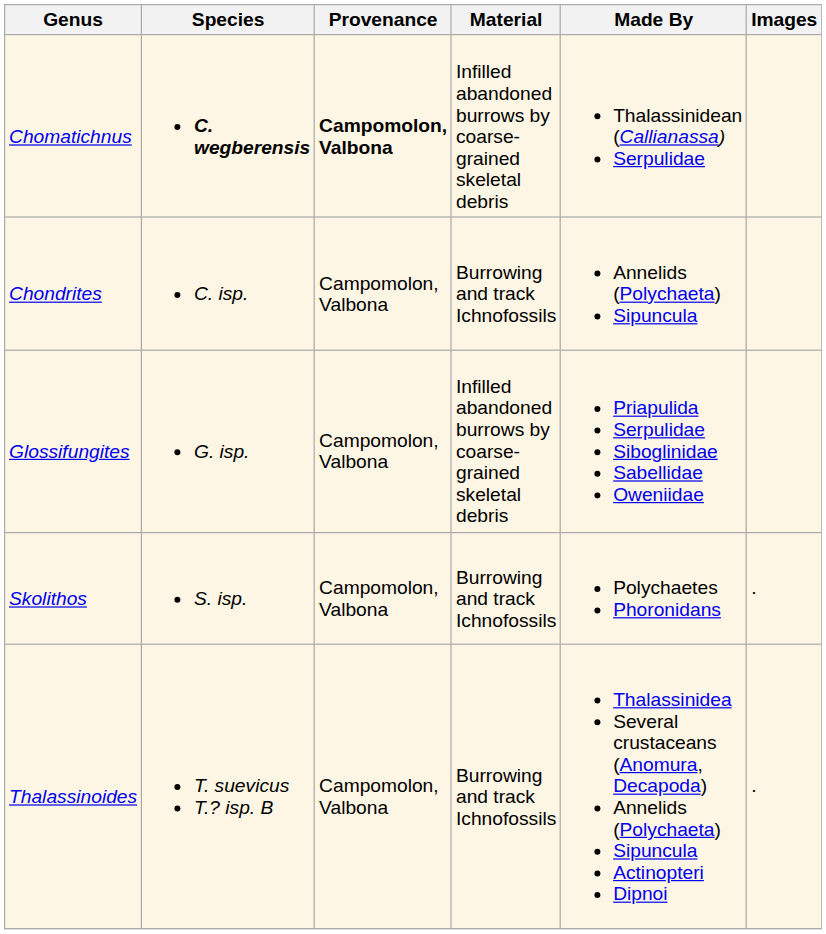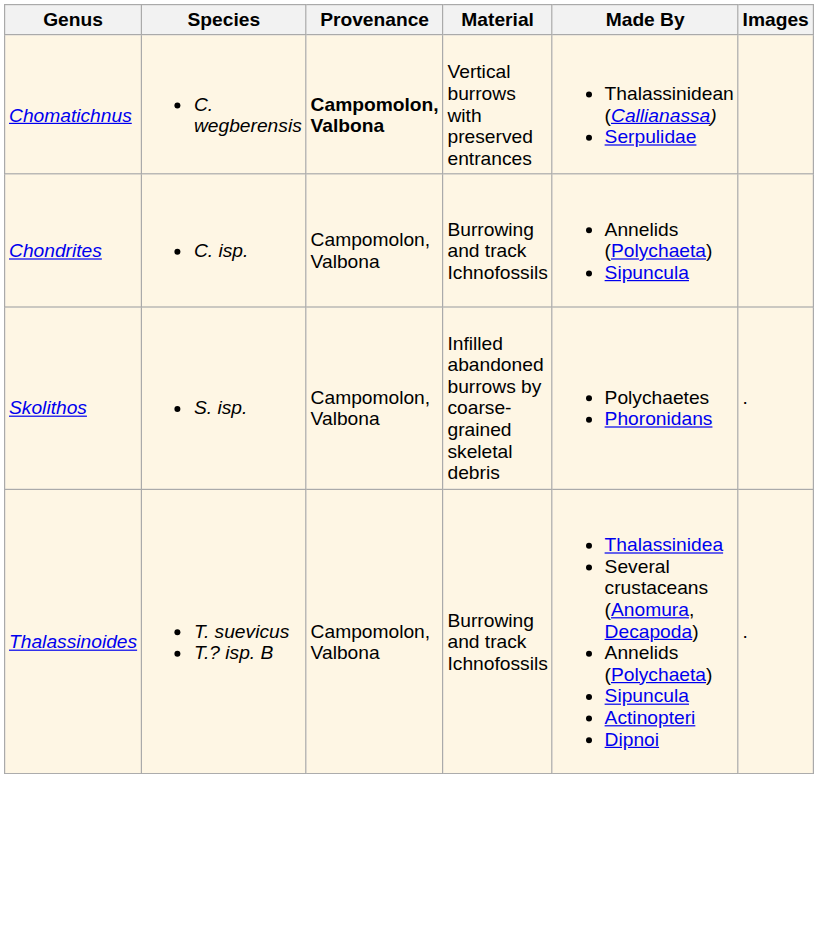(228, 137) bold -> (224, 115) normal
(504, 136) Infilled abandoned burrows by coarse-grained skeletal debris -> (490, 114) Vertical burrows with preserved entrances
- row: (69, 451)
(506, 598) Burrowing and track Ichnofossils -> (496, 408) Infilled abandoned burrows by coarse-grained skeletal debris
